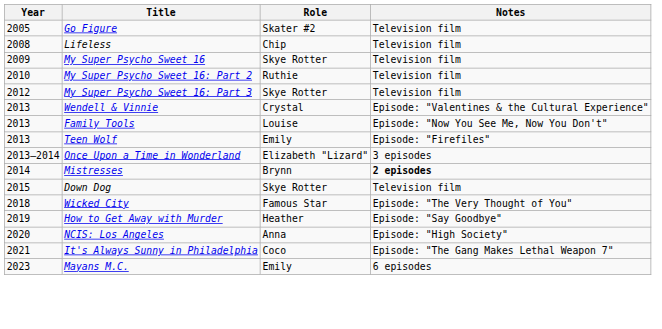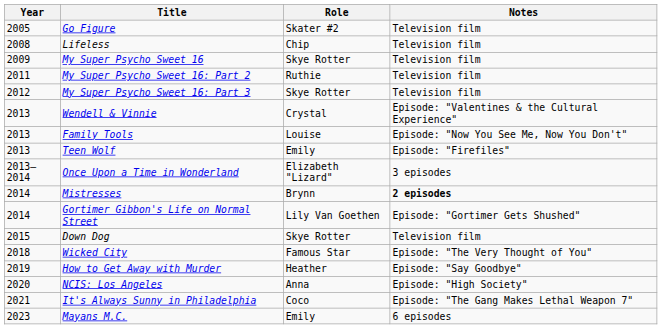(18, 76) 2010 -> (18, 76) 2011
+ row: (157, 215)
